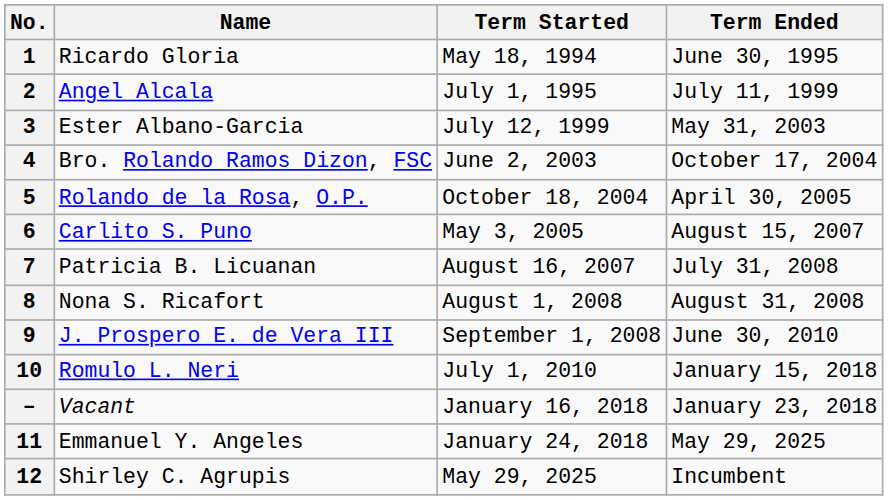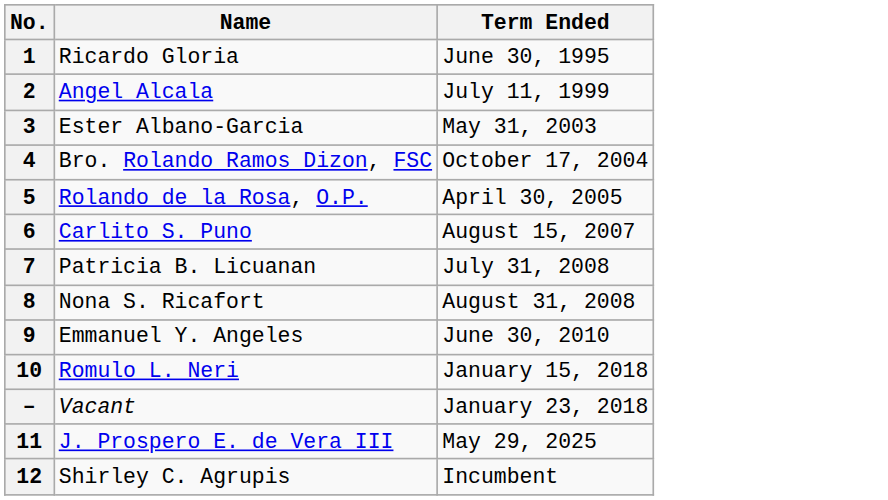- column: (552, 22)
(226, 337) J. Prospero E. de Vera III -> (181, 337) Emmanuel Y. Angeles
(181, 442) Emmanuel Y. Angeles -> (226, 442) J. Prospero E. de Vera III
